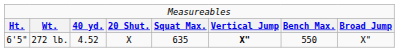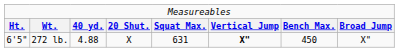(88, 40) 4.52 -> (88, 40) 4.88
(180, 40) 635 -> (180, 40) 631
(309, 40) 550 -> (309, 40) 450
